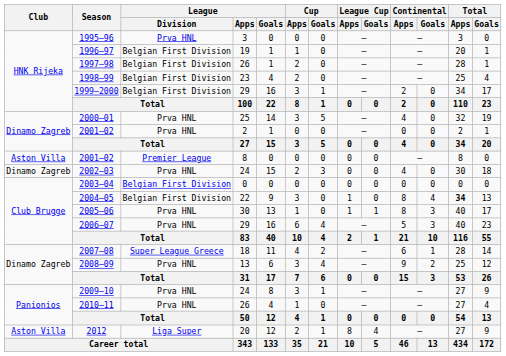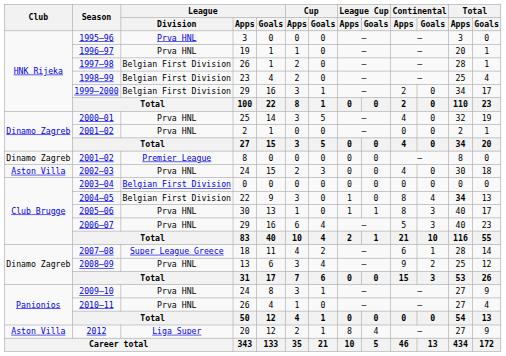(177, 51) Belgian First Division -> (177, 51) Prva HNL
(38, 158) Aston Villa -> (38, 158) Dinamo Zagreb
(38, 171) Dinamo Zagreb -> (38, 171) Aston Villa
